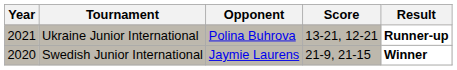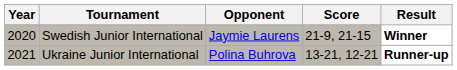rows swapped: (122, 55) <-> (120, 35)
